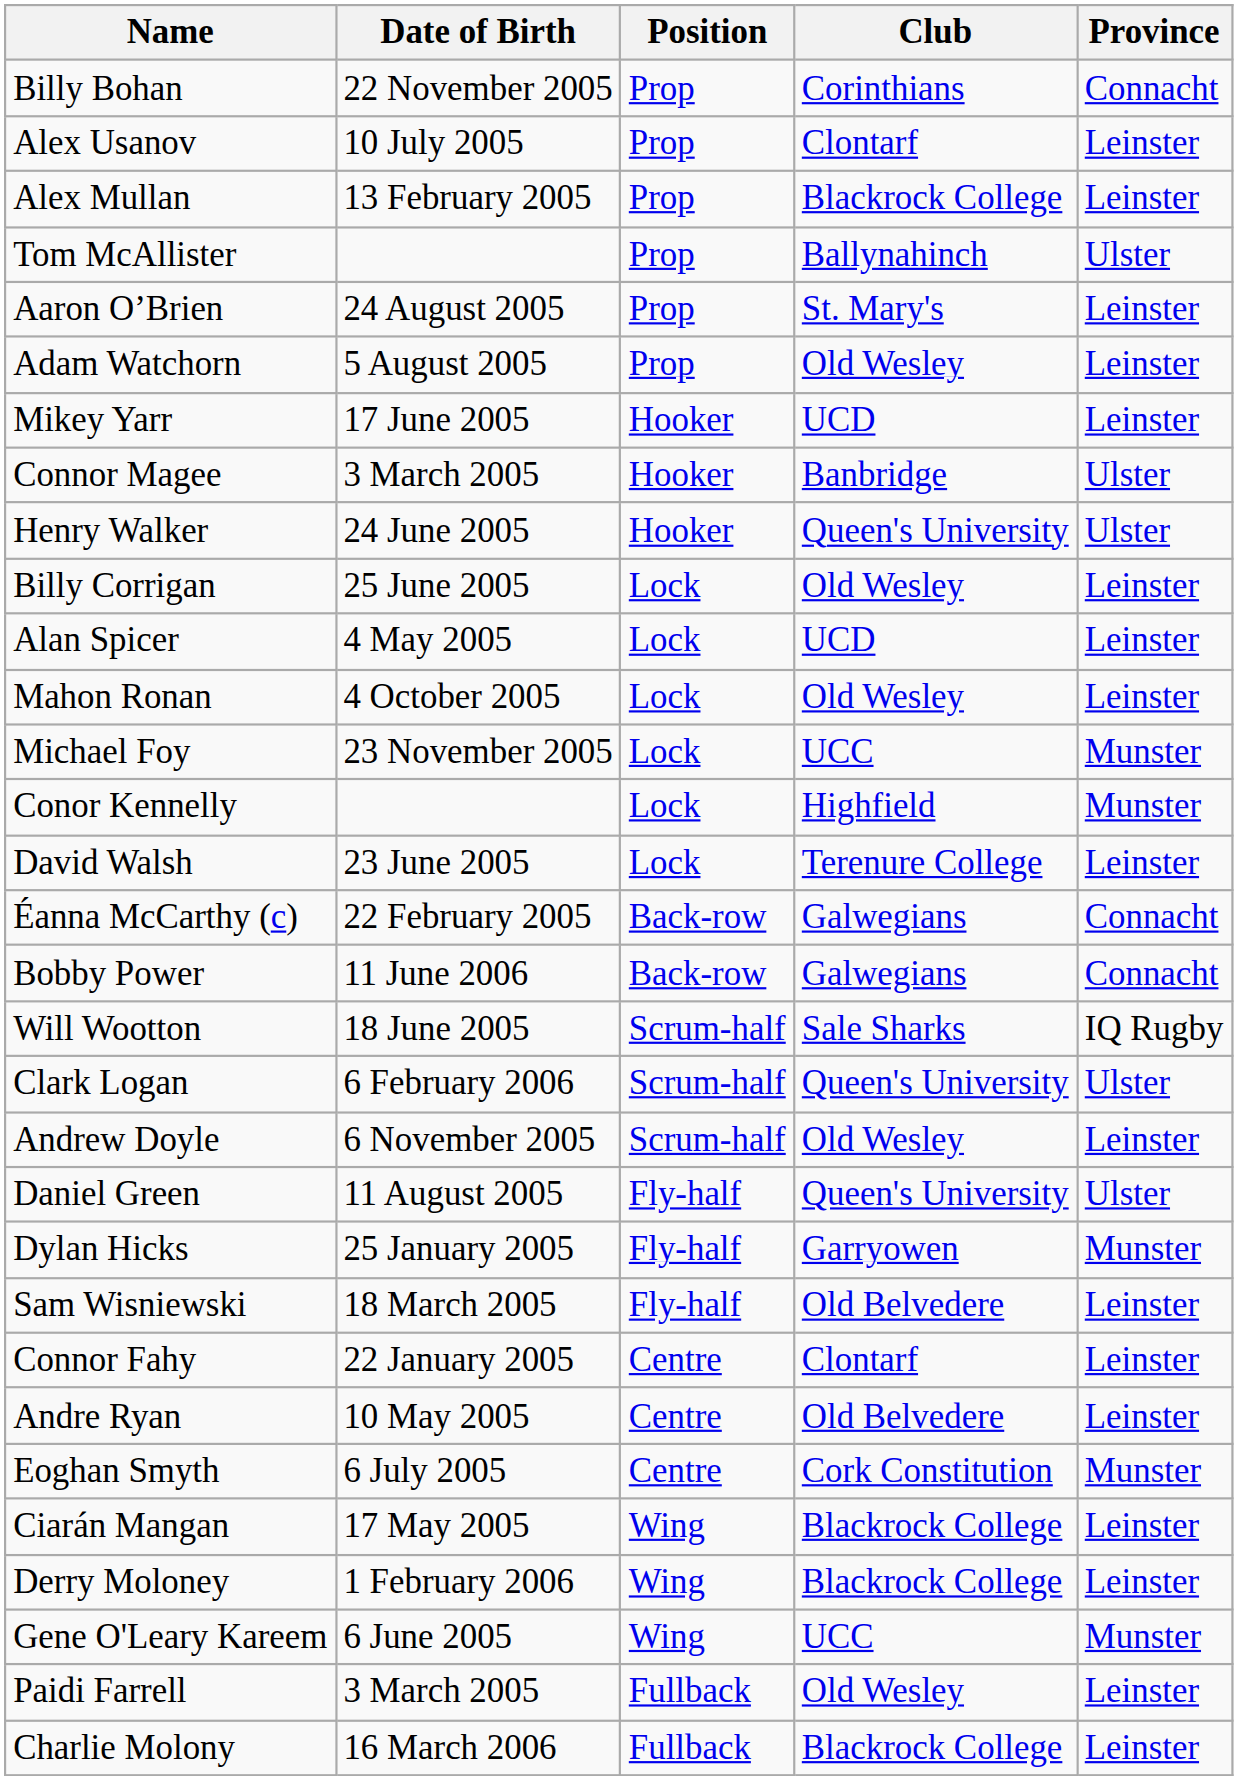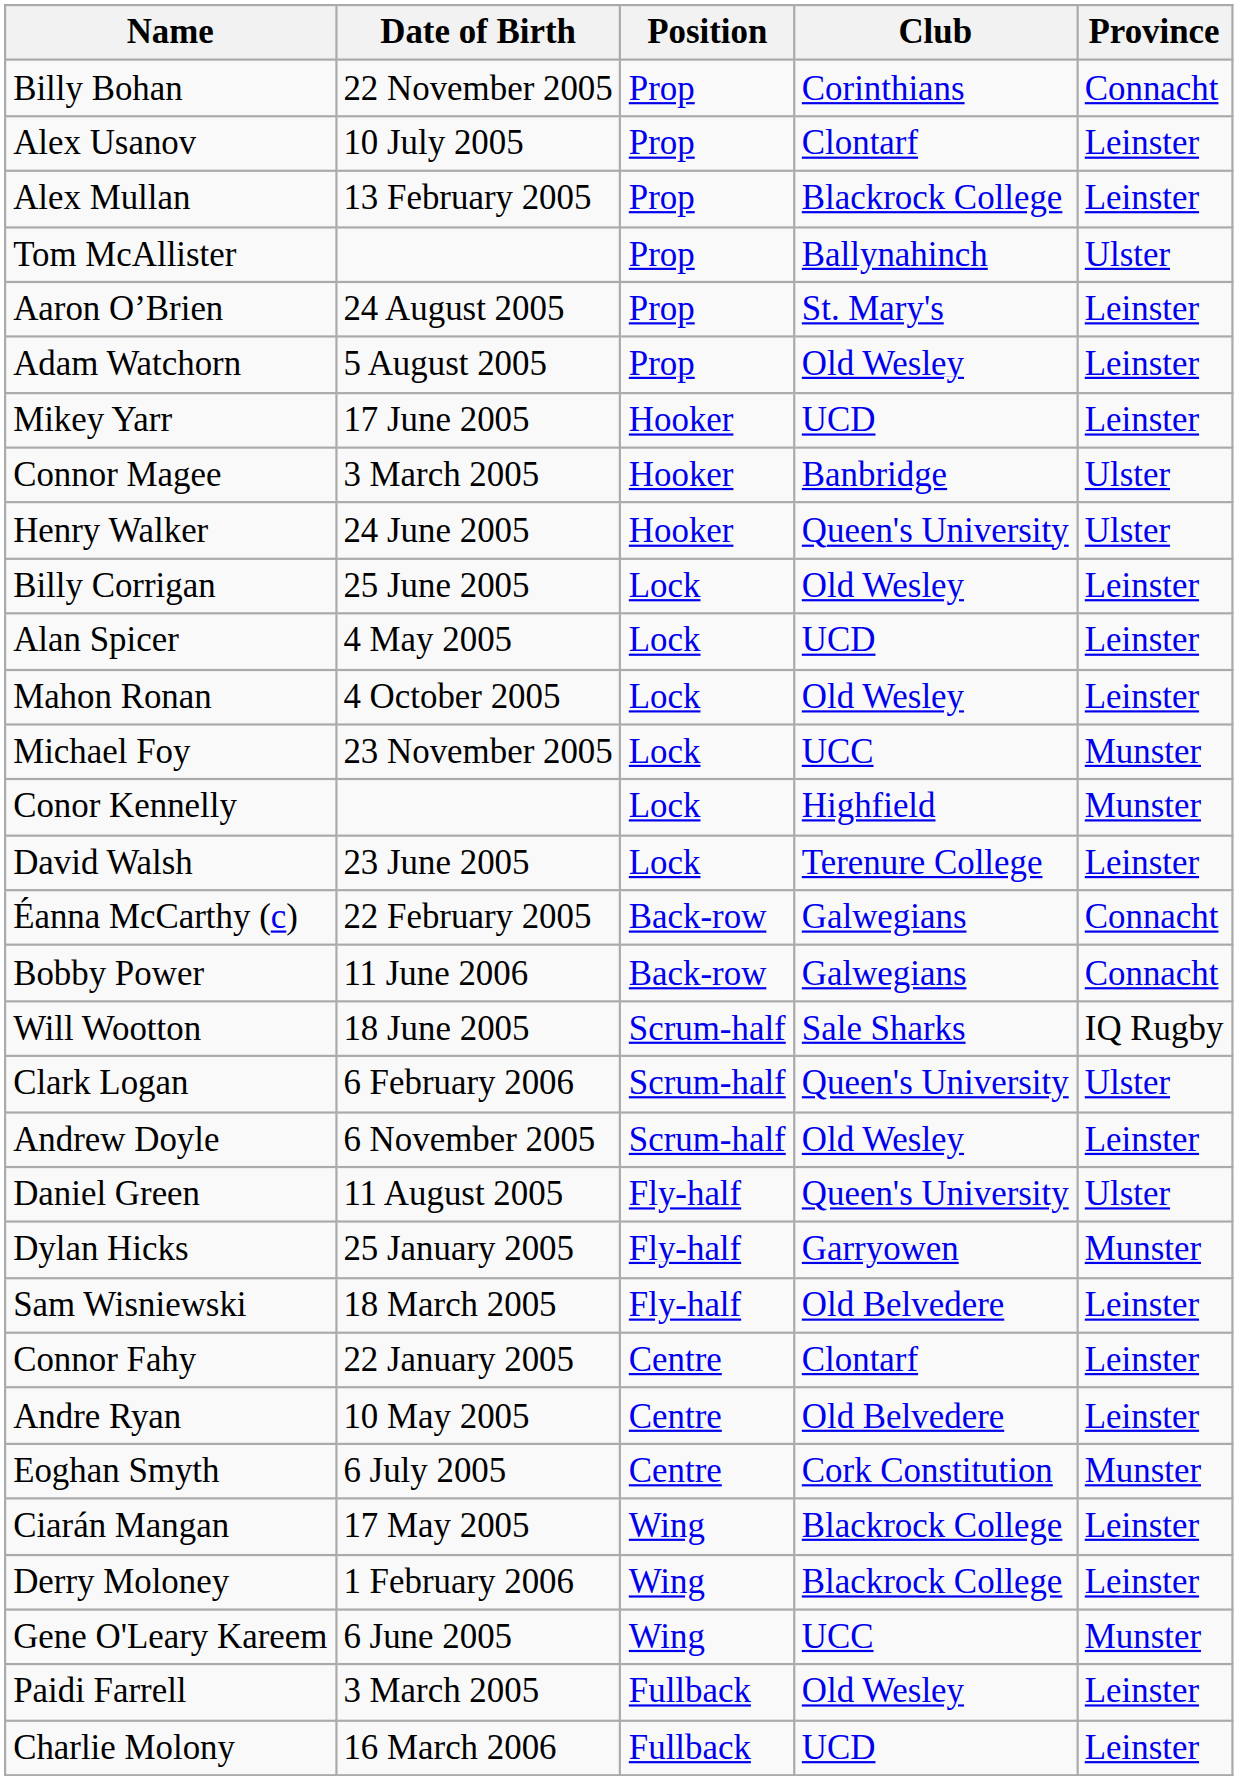(932, 1747) Blackrock College -> (839, 1747) UCD
